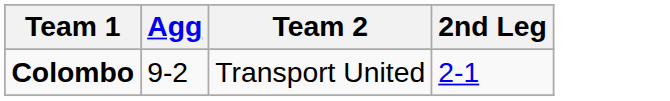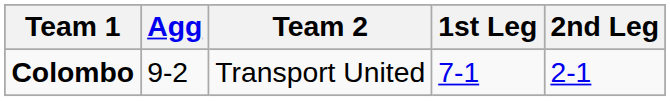+ column: (488, 26)
